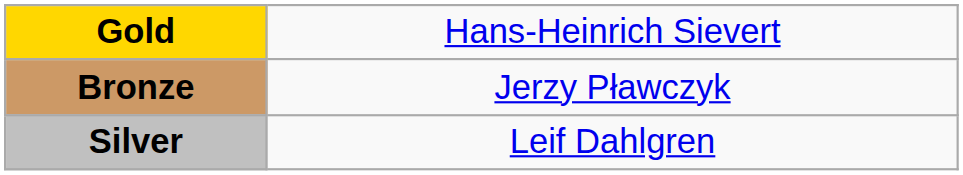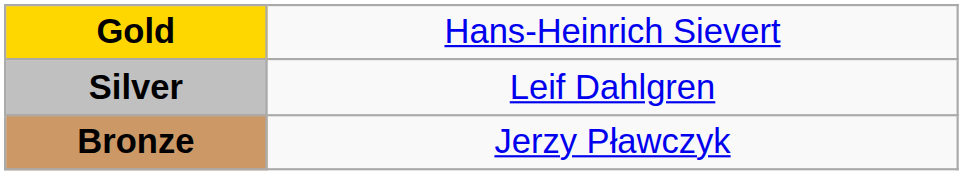rows swapped: (136, 141) <-> (136, 86)
